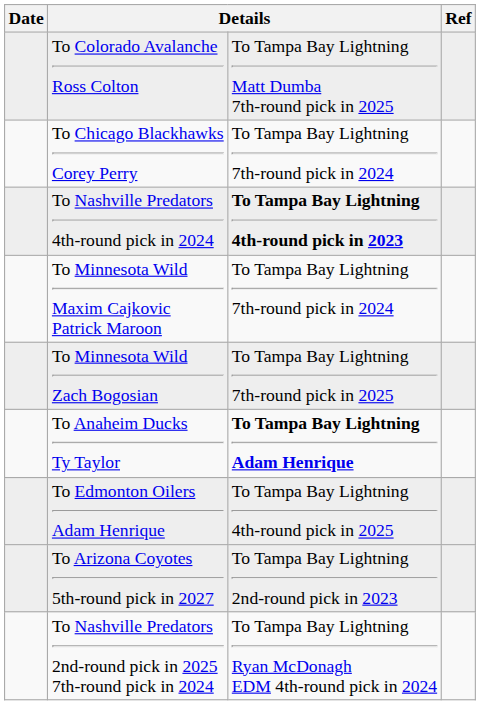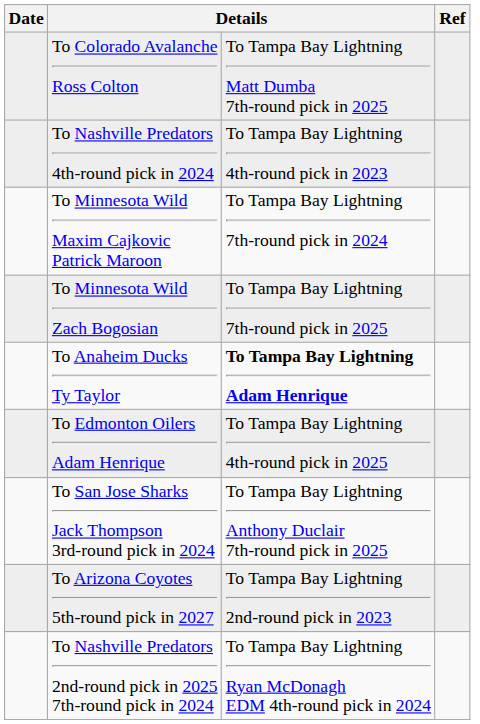- row: (138, 153)
(334, 220) bold -> (328, 153) normal
+ row: (135, 520)
